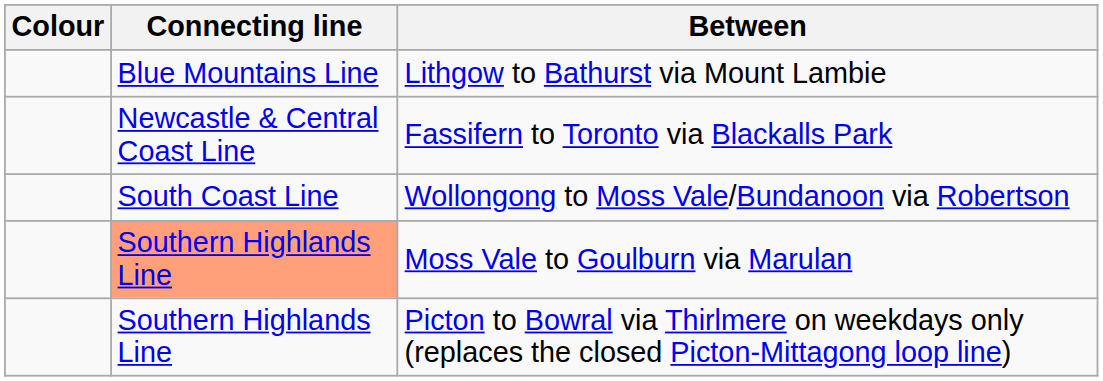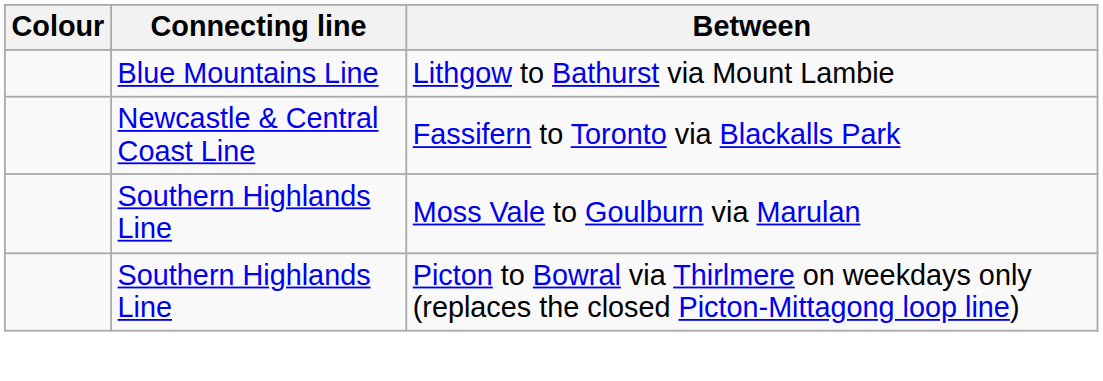- row: (737, 196)
(244, 258) lightsalmon background -> (244, 212) no background
